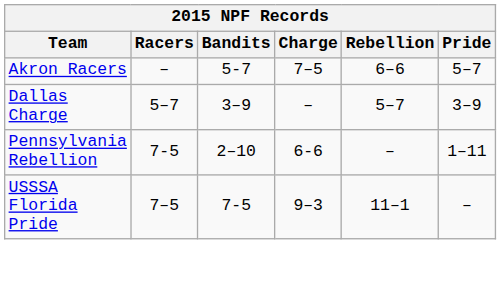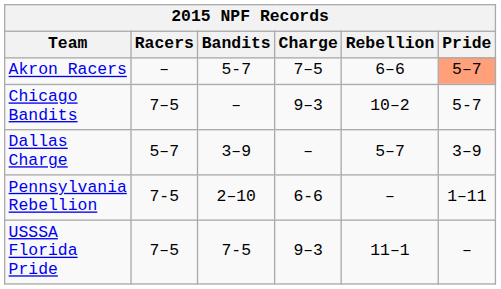(467, 71) no background -> (467, 71) lightsalmon background
+ row: (43, 107)
